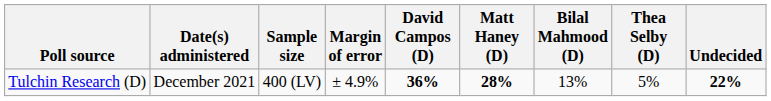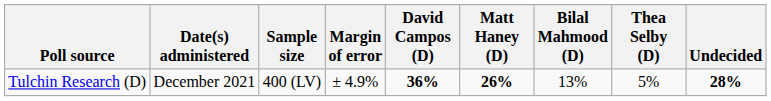(497, 82) 28% -> (497, 82) 26%
(726, 82) 22% -> (726, 82) 28%
